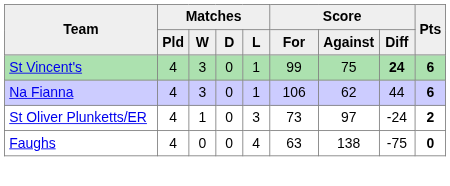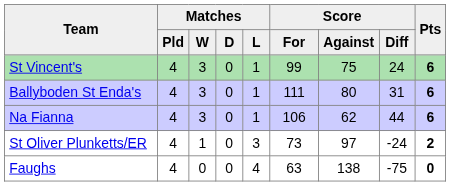(397, 67) bold -> (397, 67) normal
+ row: (75, 92)
